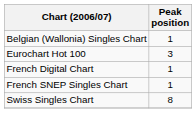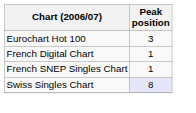- row: (77, 38)
(170, 100) no background -> (151, 85) lavender background
